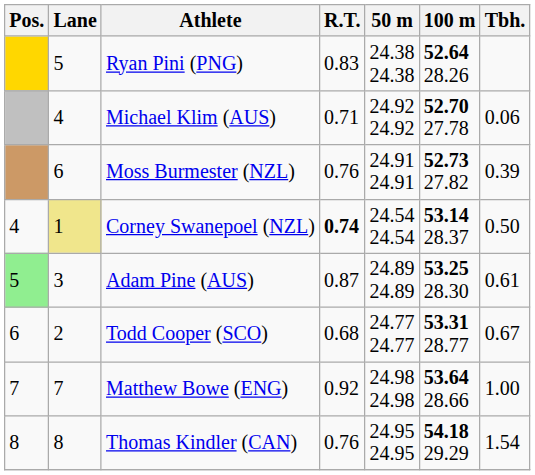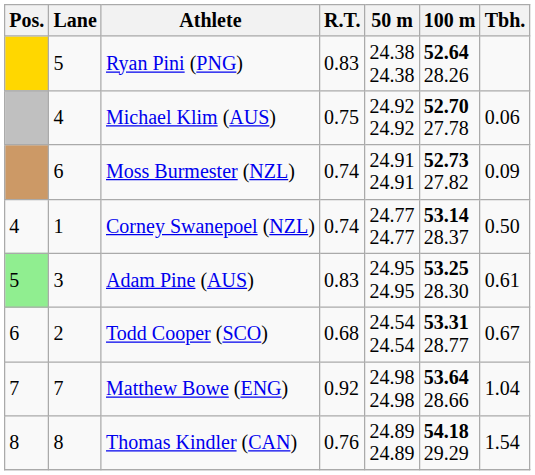(342, 117) 0.71 -> (342, 117) 0.75
(342, 171) 0.76 -> (342, 171) 0.74
(502, 171) 0.39 -> (502, 171) 0.09
(58, 225) khaki background -> (58, 225) no background
(342, 225) bold -> (342, 225) normal
(392, 225) 24.54 24.54 -> (392, 225) 24.77 24.77
(342, 280) 0.87 -> (342, 280) 0.83
(392, 280) 24.89 24.89 -> (392, 280) 24.95 24.95
(392, 334) 24.77 24.77 -> (392, 334) 24.54 24.54
(502, 388) 1.00 -> (502, 388) 1.04
(392, 442) 24.95 24.95 -> (392, 442) 24.89 24.89
